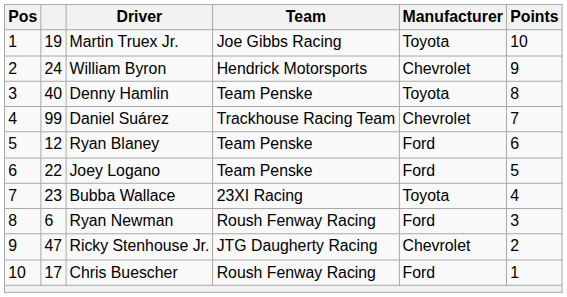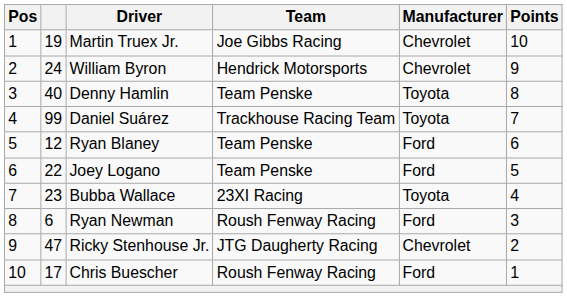(426, 42) Toyota -> (436, 42) Chevrolet
(436, 118) Chevrolet -> (426, 118) Toyota
